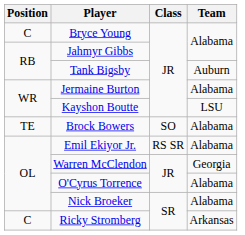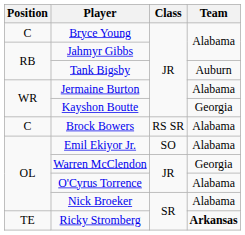(212, 107) LSU -> (214, 107) Georgia
(27, 126) TE -> (27, 126) C
(168, 126) SO -> (168, 126) RS SR
(168, 145) RS SR -> (168, 145) SO
(27, 220) C -> (27, 220) TE
(212, 220) normal -> (214, 220) bold
